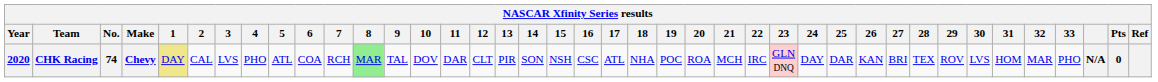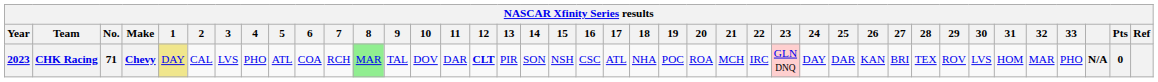(18, 60) 2020 -> (18, 60) 2023
(111, 60) 74 -> (111, 60) 71
(483, 60) normal -> (484, 60) bold
